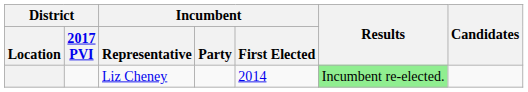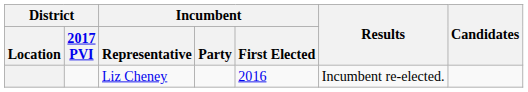(252, 76) 2014 -> (252, 76) 2016
(383, 76) lightgreen background -> (383, 76) no background
